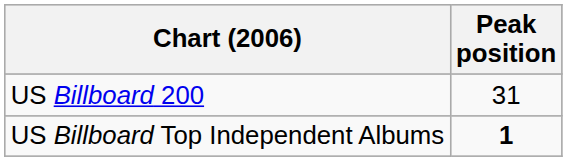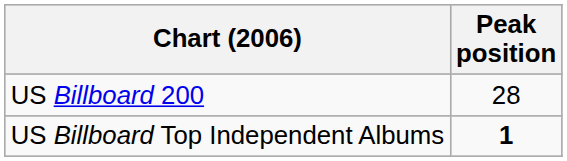(506, 94) 31 -> (506, 94) 28
